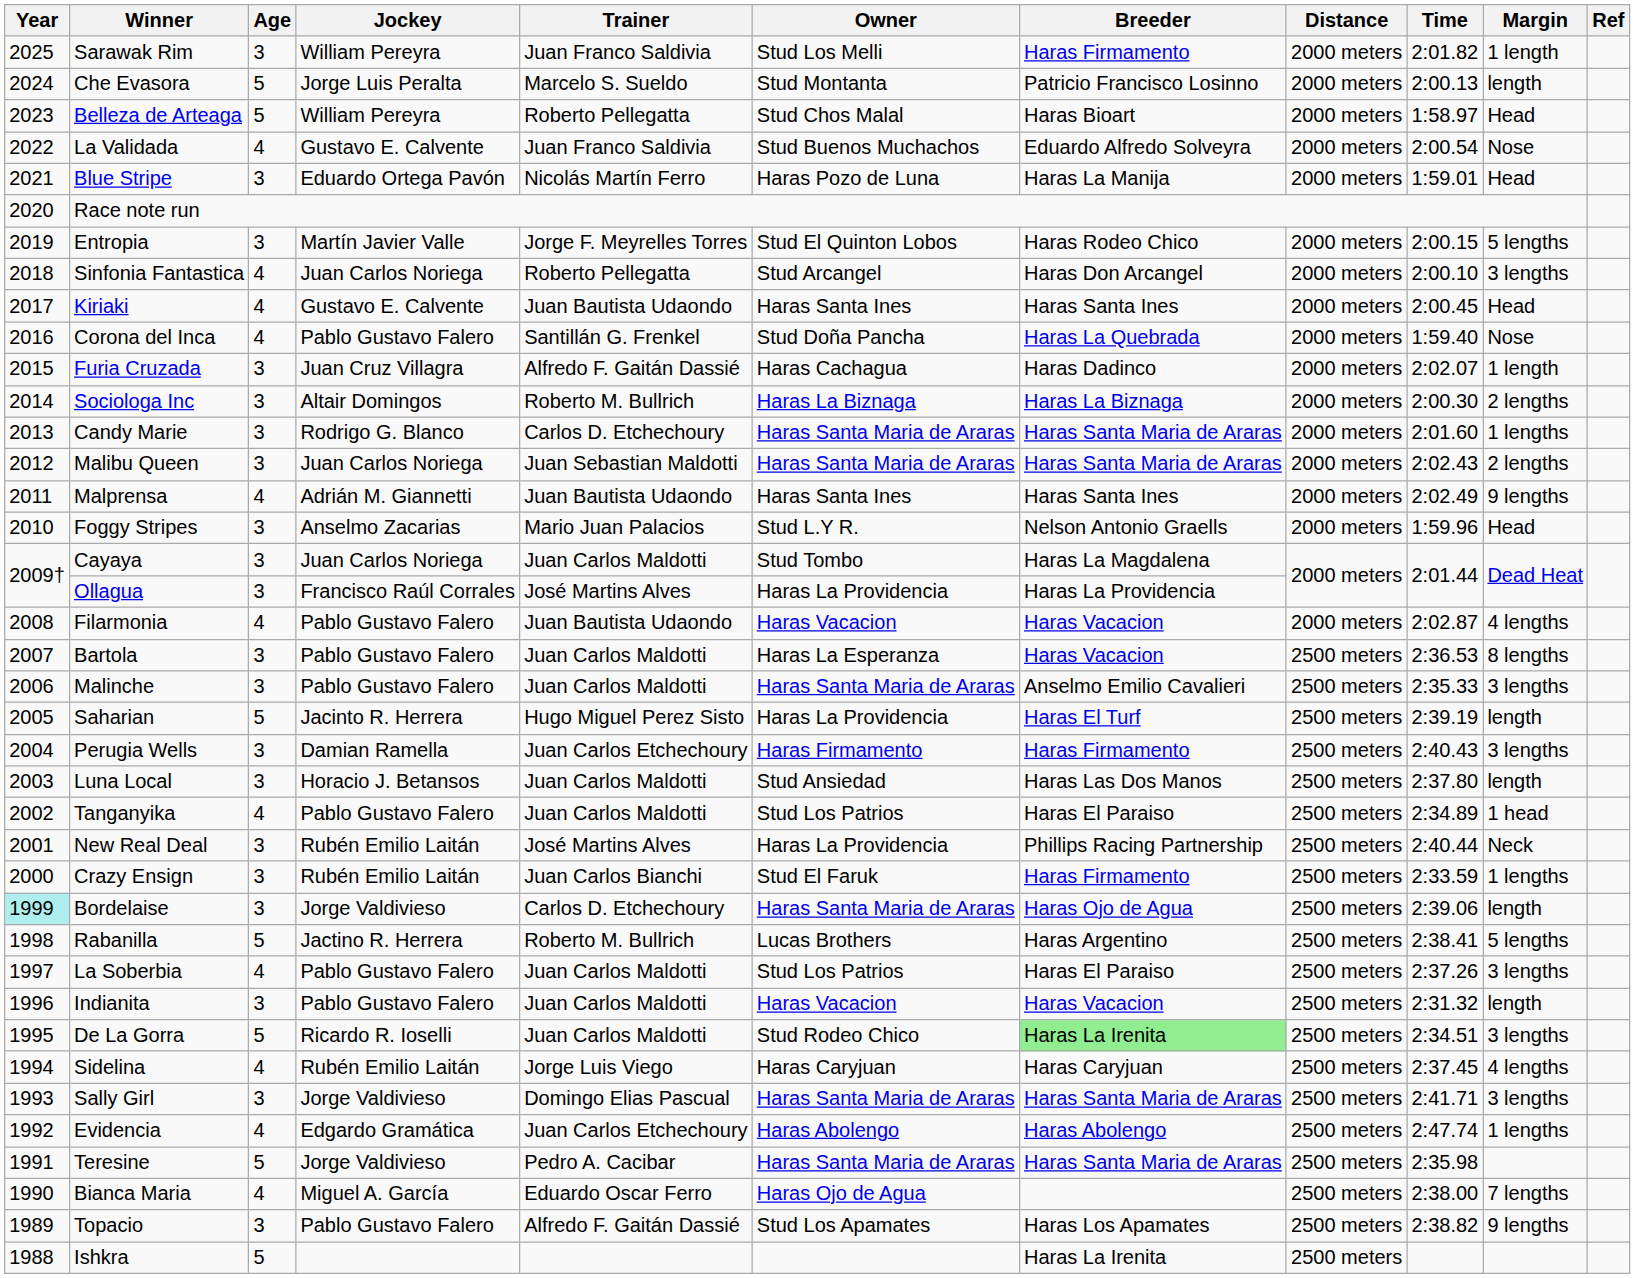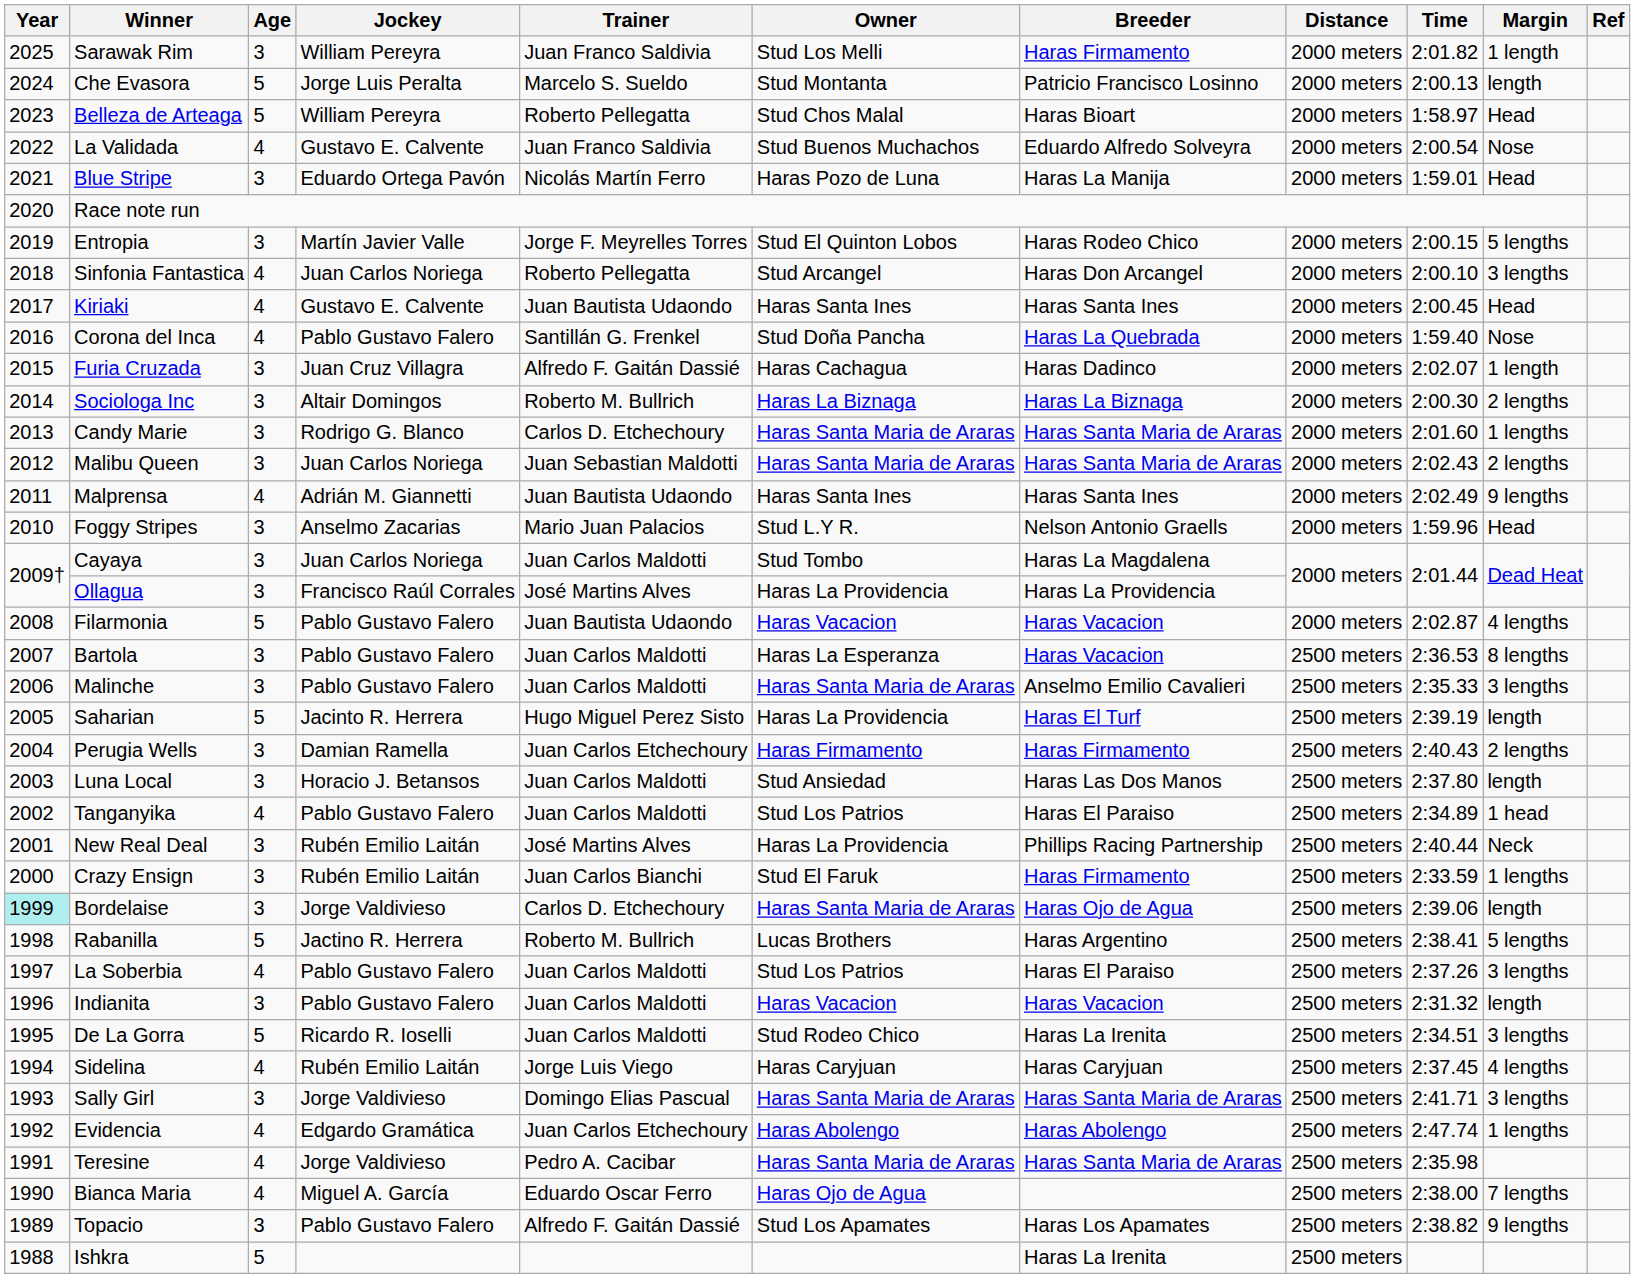(259, 623) 4 -> (259, 623) 5
(1528, 749) 3 lengths -> (1528, 749) 2 lengths
(1095, 1035) lightgreen background -> (1095, 1035) no background
(259, 1162) 5 -> (259, 1162) 4
